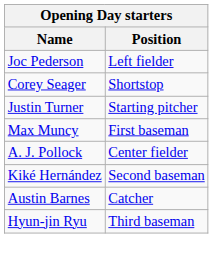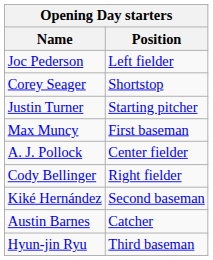+ row: (52, 175)
